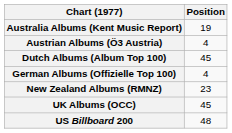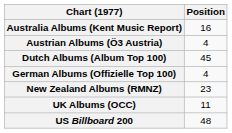(206, 27) 19 -> (206, 27) 16
(206, 105) 45 -> (206, 105) 11
